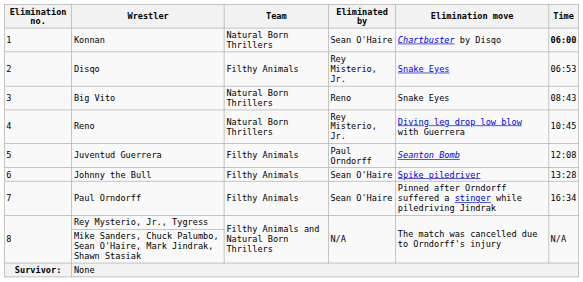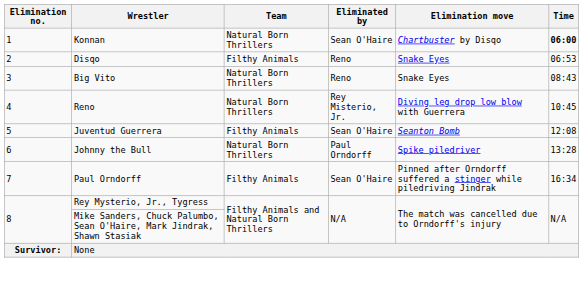(354, 69) Rey Misterio, Jr. -> (341, 59) Reno
(351, 155) Paul Orndorff -> (361, 131) Sean O'Haire
(263, 174) Filthy Animals -> (257, 150) Natural Born Thrillers
(361, 174) Sean O'Haire -> (351, 150) Paul Orndorff
